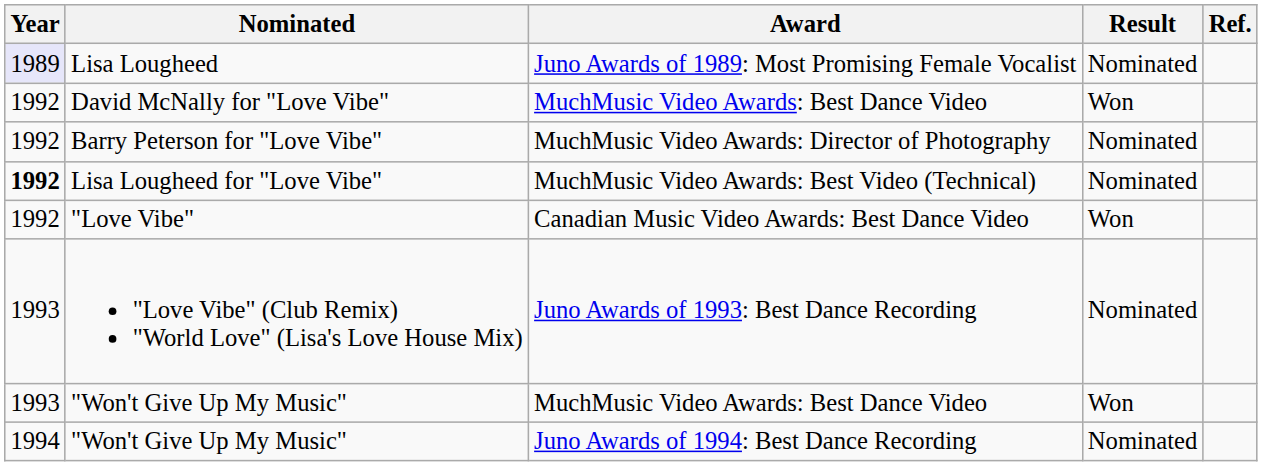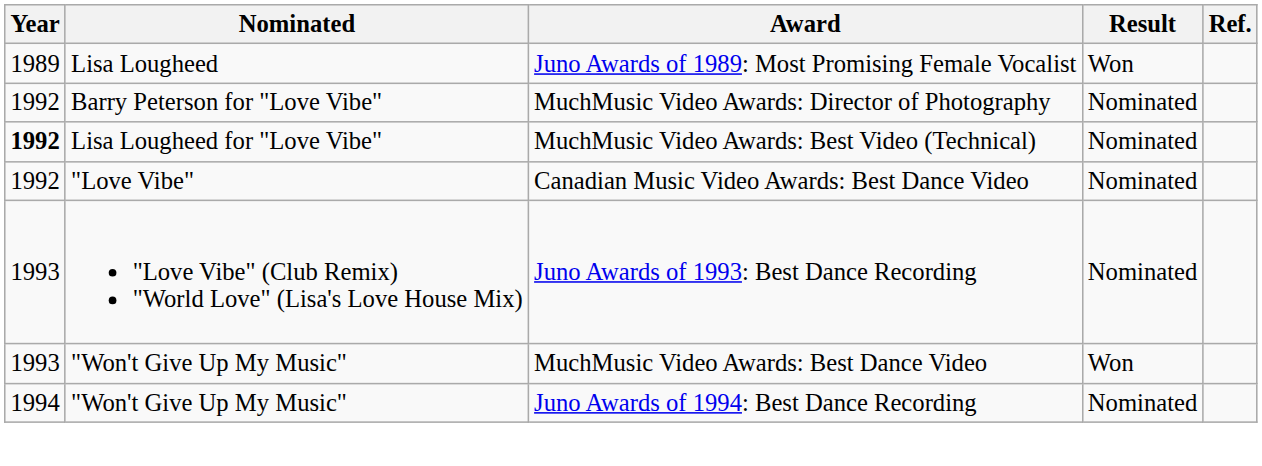(35, 63) lavender background -> (35, 63) no background
(1143, 63) Nominated -> (1111, 63) Won
- row: (230, 102)
(1111, 219) Won -> (1143, 180) Nominated
